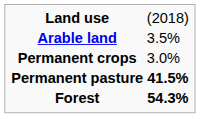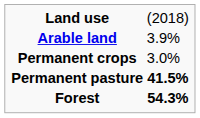(163, 38) 3.5% -> (163, 38) 3.9%
